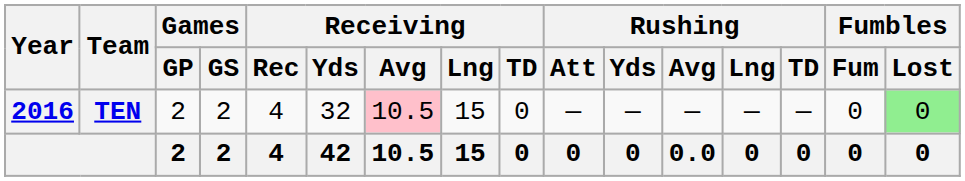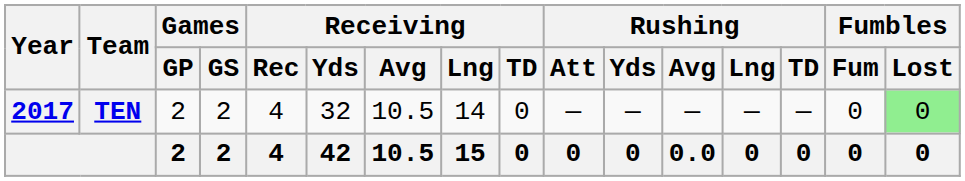(43, 111) 2016 -> (43, 111) 2017
(403, 111) pink background -> (403, 111) no background
(470, 111) 15 -> (470, 111) 14
